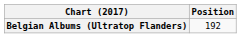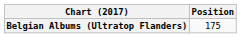(213, 26) 192 -> (213, 26) 175
